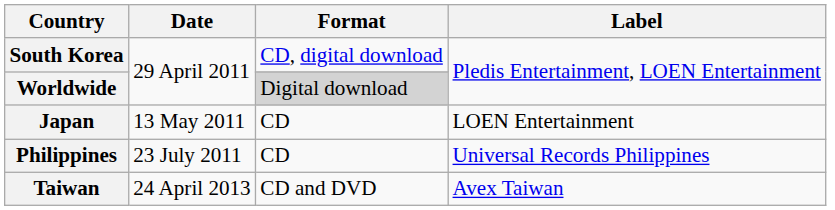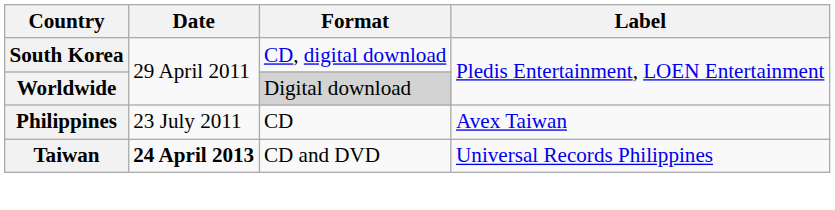- row: (67, 121)
(581, 155) Universal Records Philippines -> (512, 121) Avex Taiwan
(192, 188) normal -> (194, 155) bold
(508, 188) Avex Taiwan -> (585, 155) Universal Records Philippines
